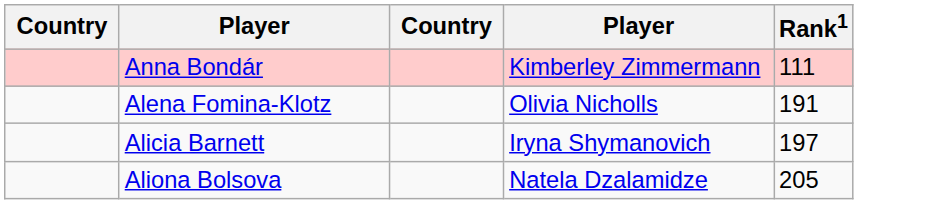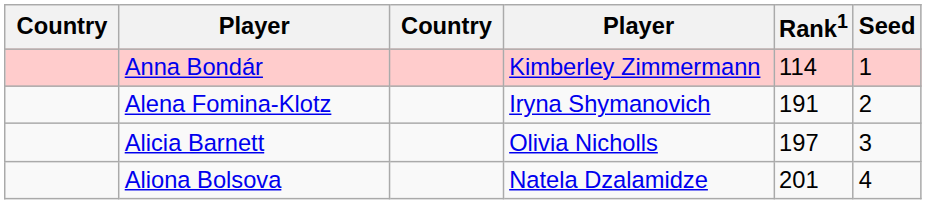+ column: (887, 26)
(797, 67) 111 -> (798, 67) 114
(583, 104) Olivia Nicholls -> (610, 104) Iryna Shymanovich
(610, 142) Iryna Shymanovich -> (583, 142) Olivia Nicholls
(799, 179) 205 -> (799, 179) 201
